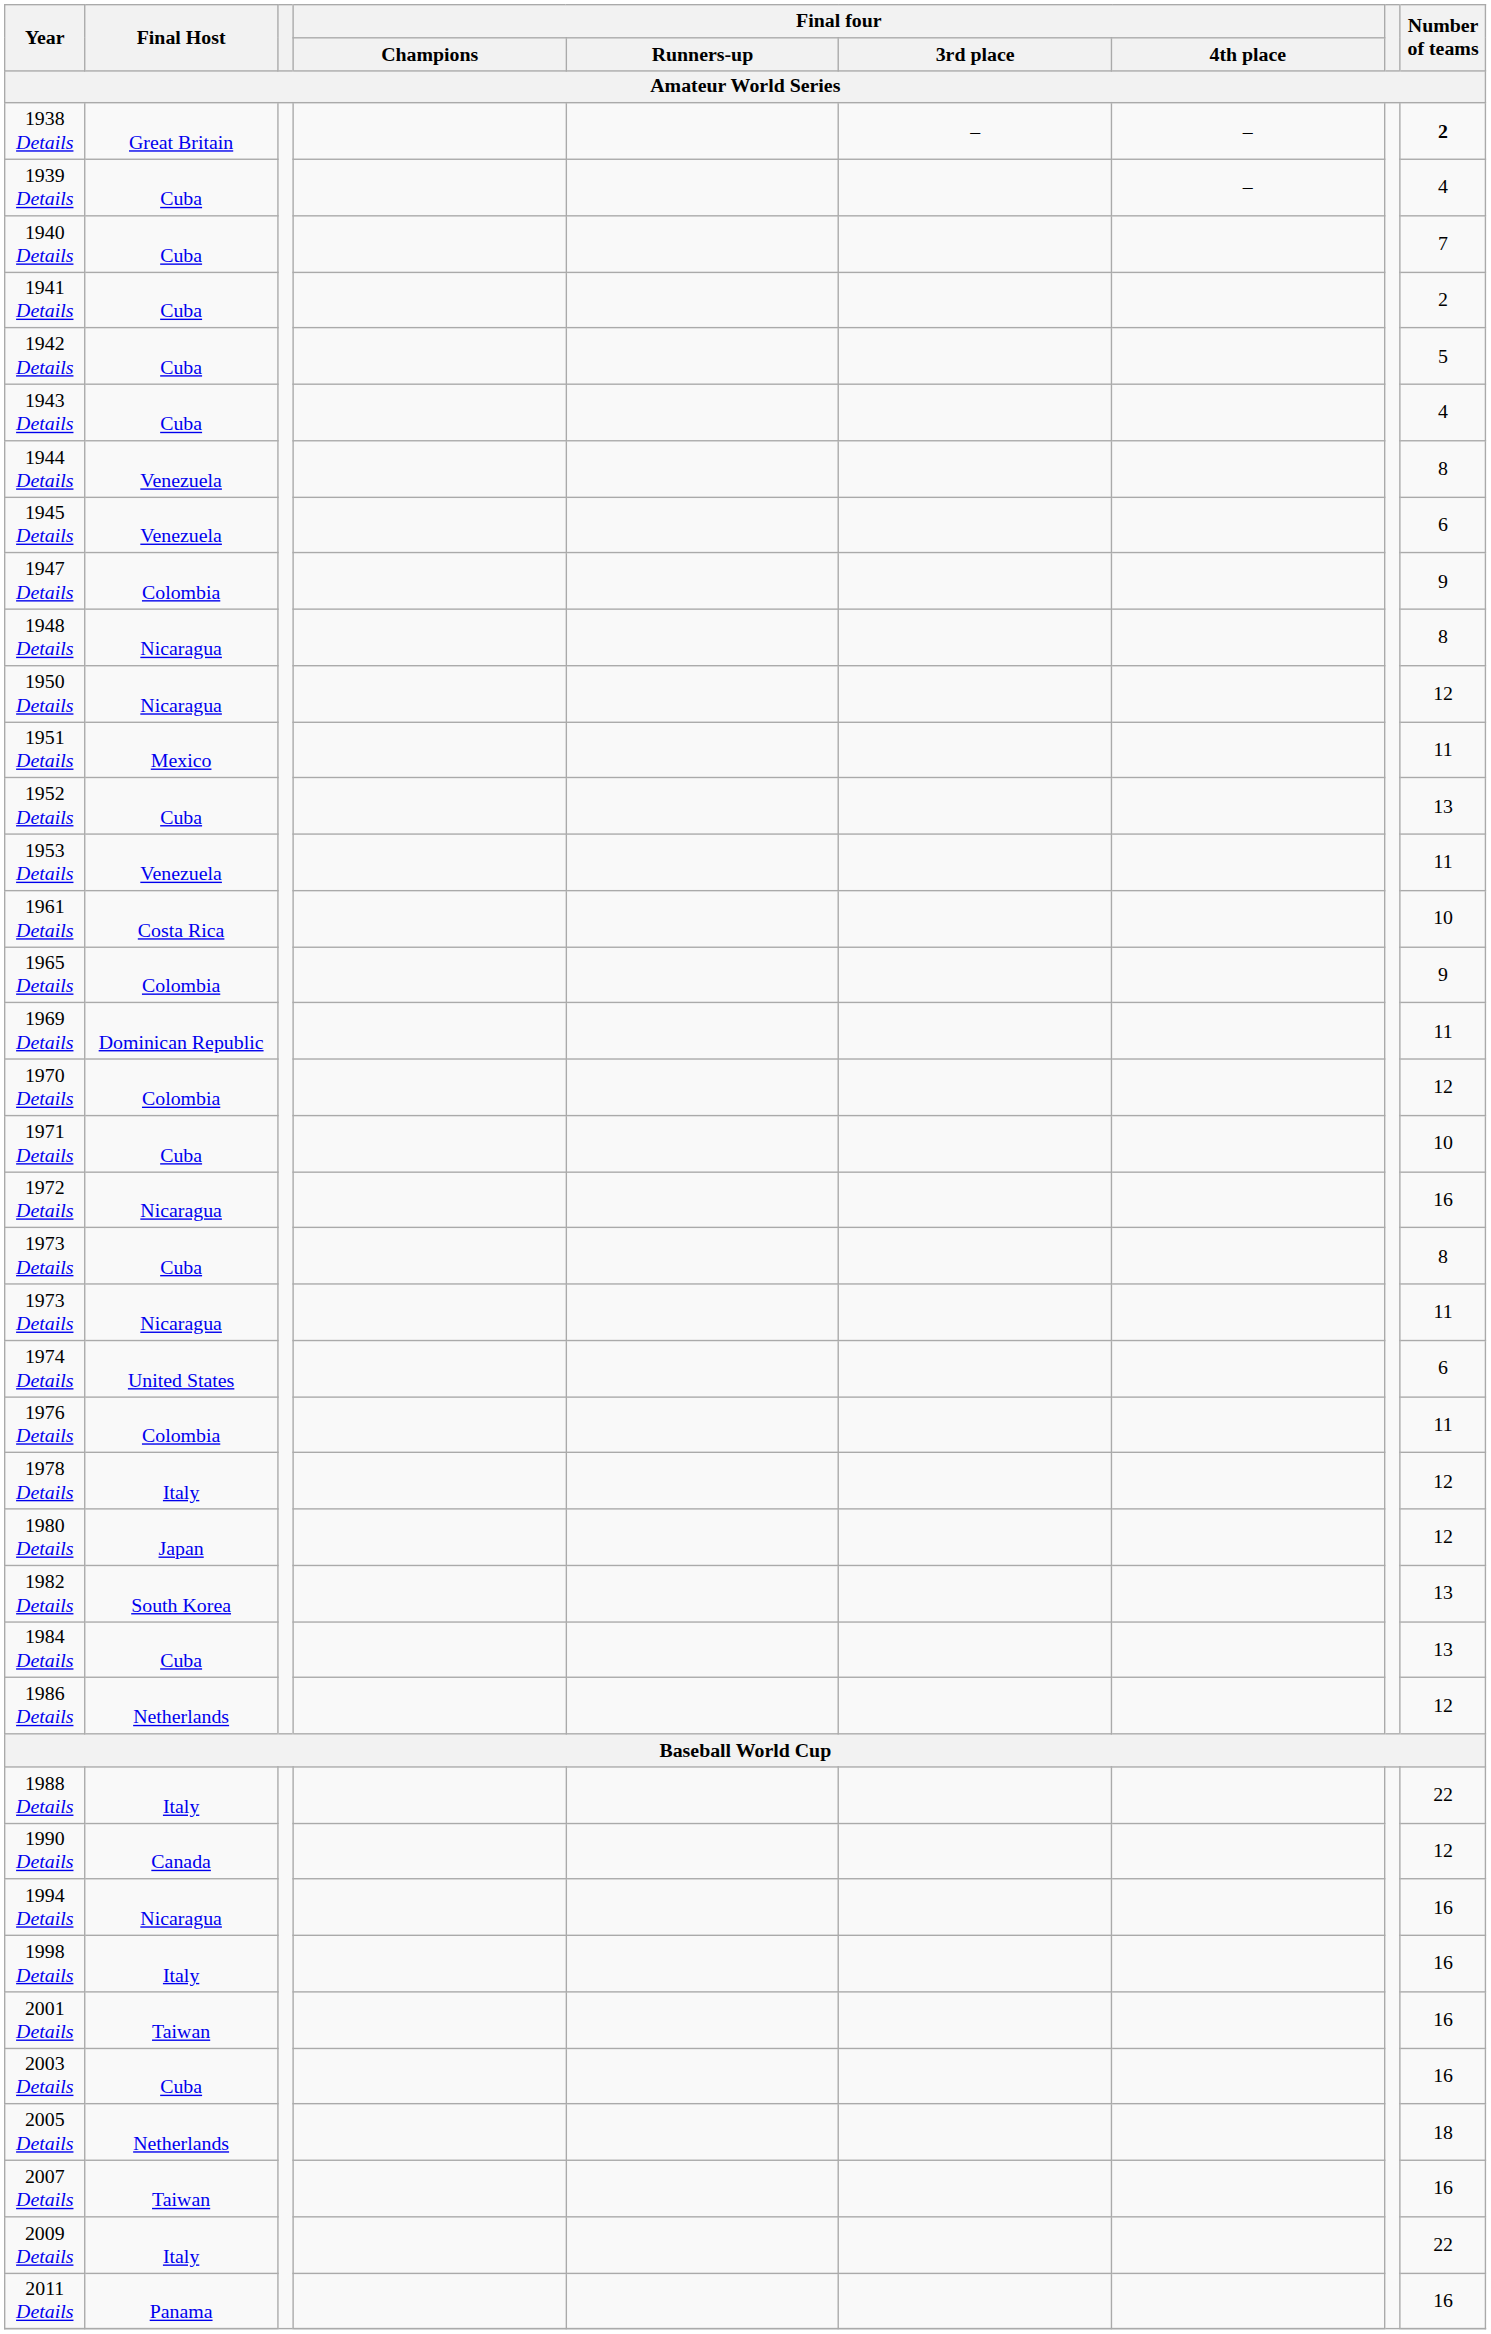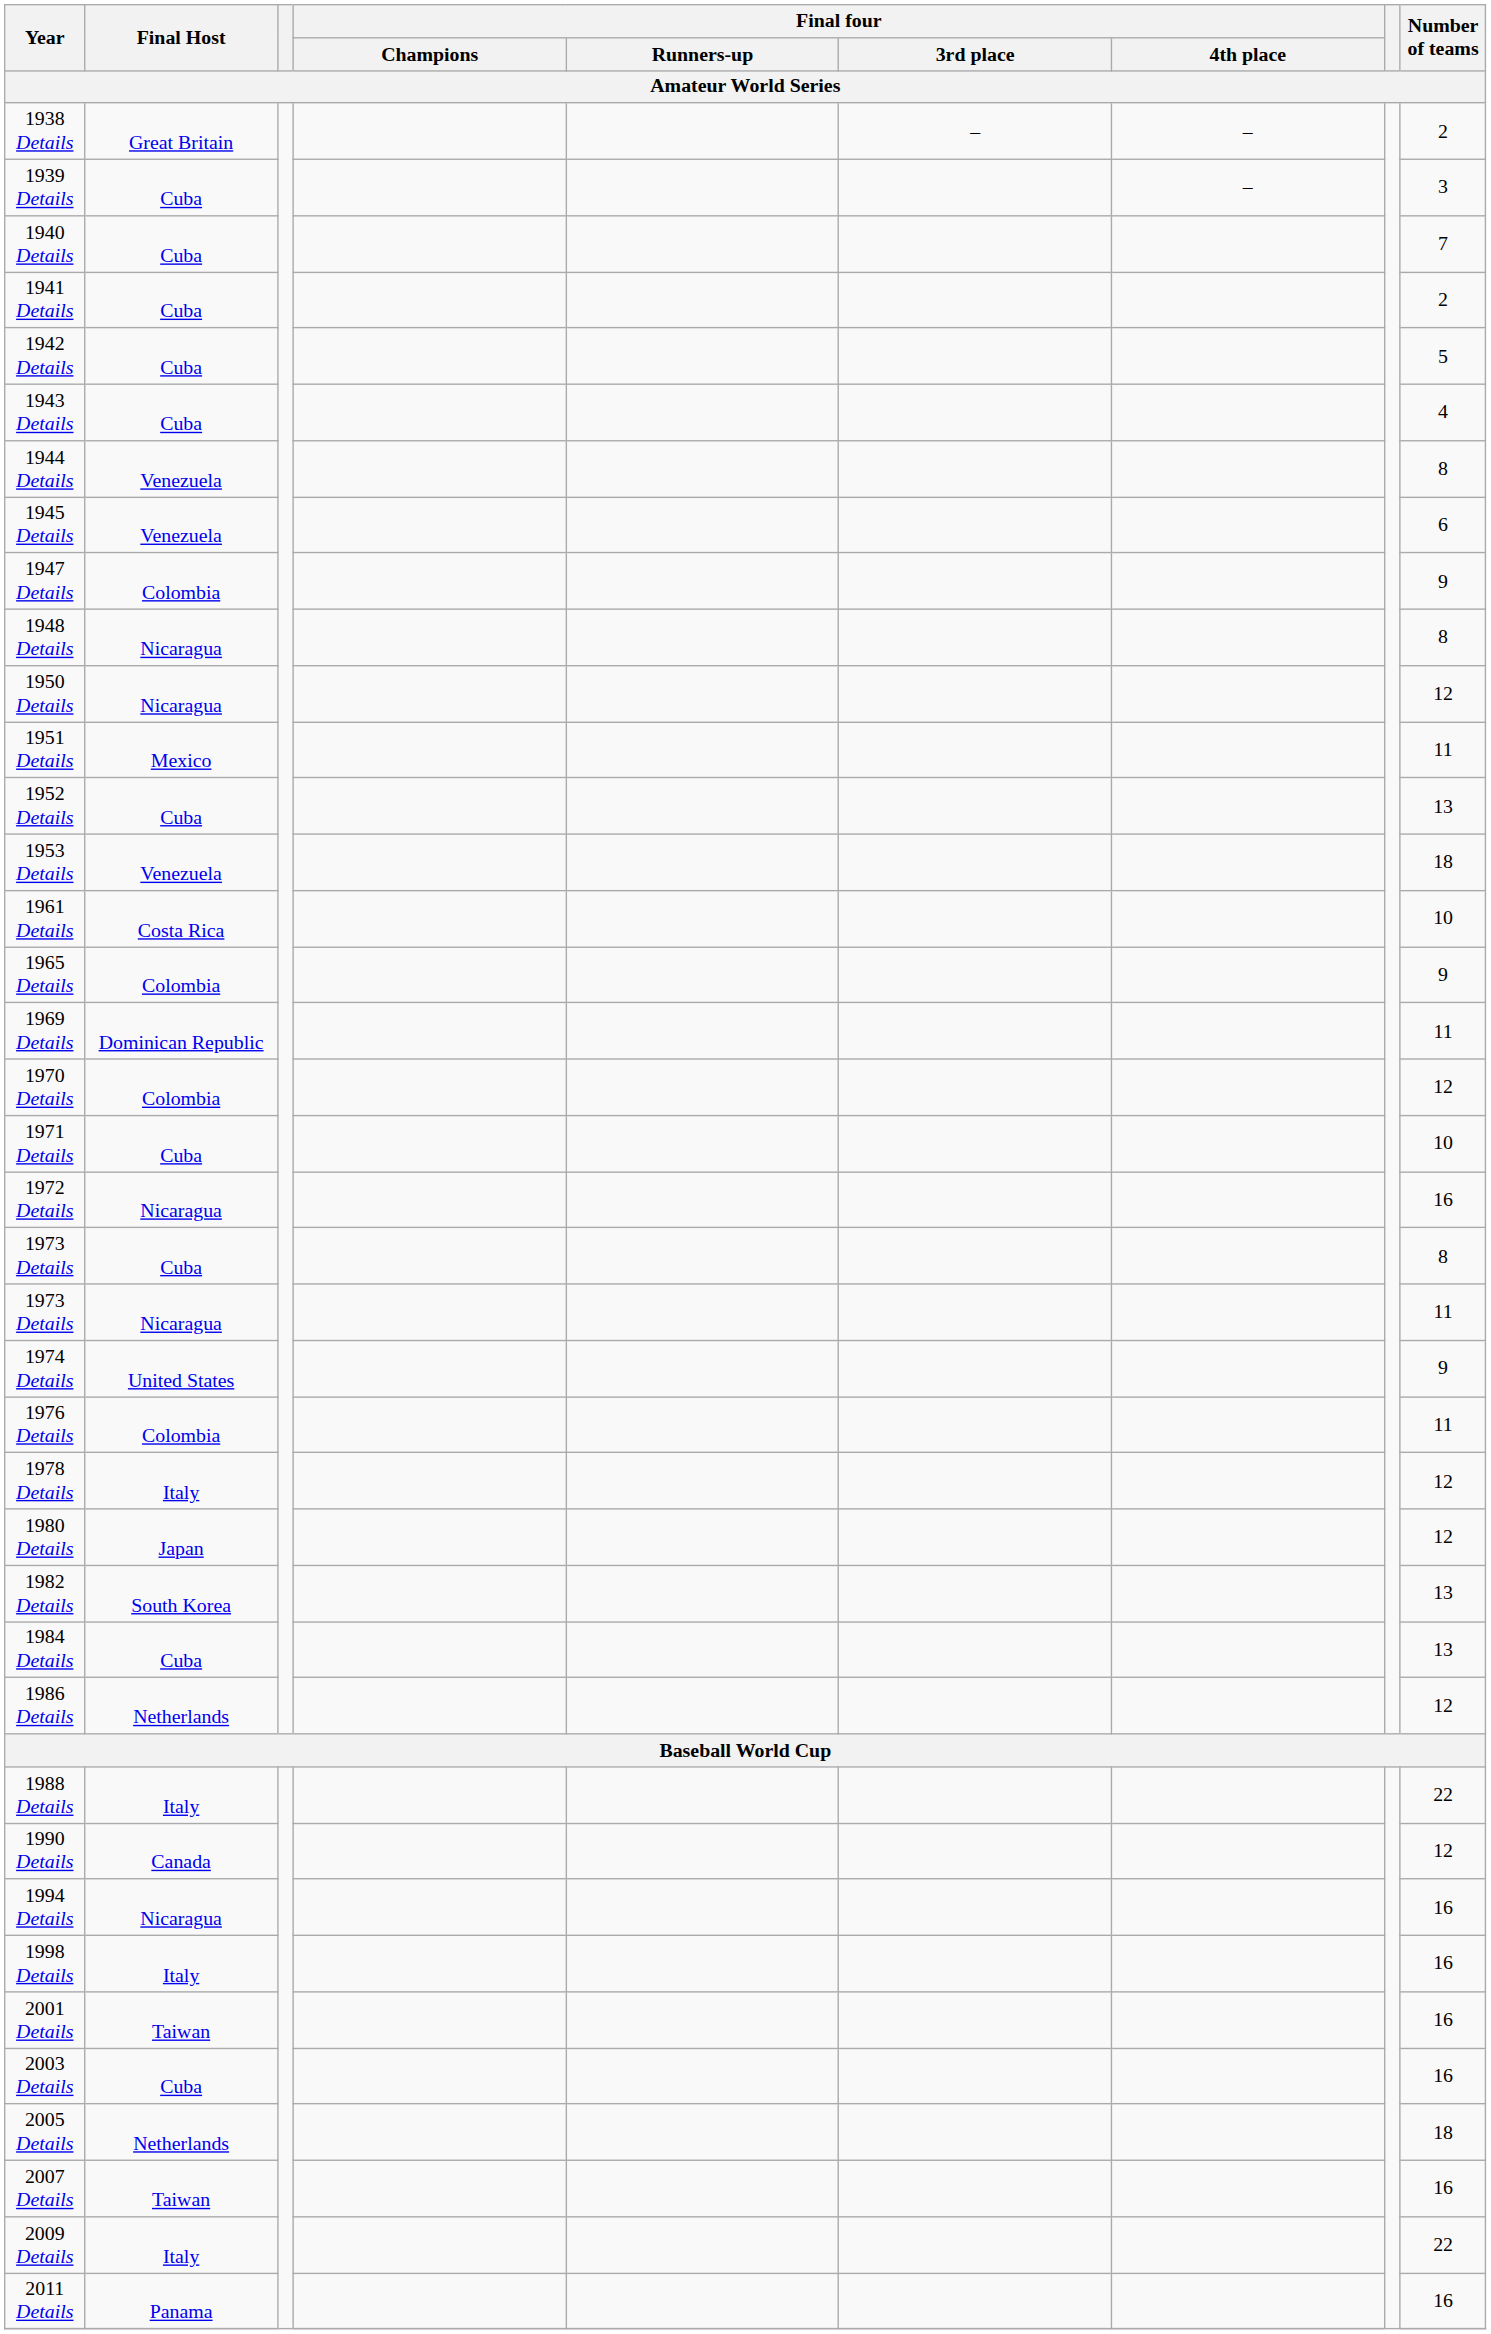(1443, 131) bold -> (1443, 131) normal
(1443, 187) 4 -> (1443, 187) 3
(1443, 862) 11 -> (1443, 862) 18
(1443, 1368) 6 -> (1443, 1368) 9
